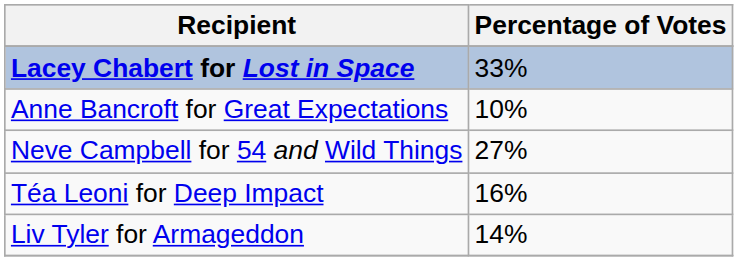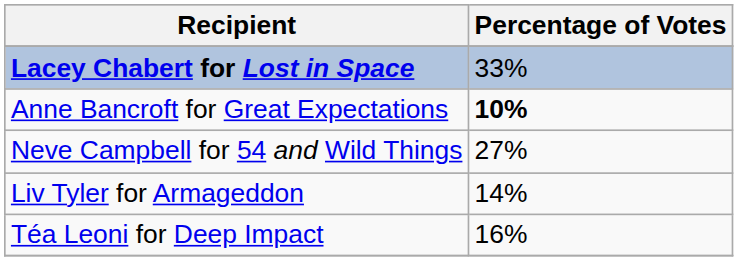(501, 109) normal -> (501, 109) bold
rows swapped: (167, 192) <-> (157, 234)
